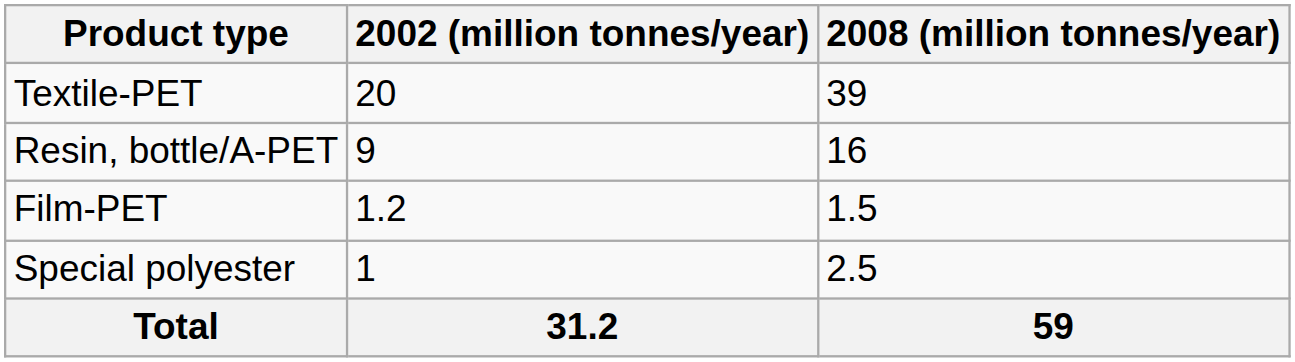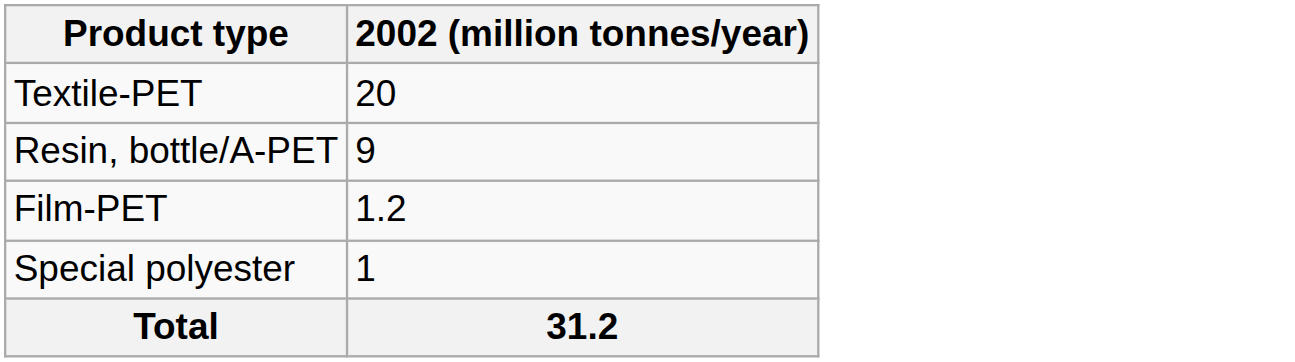- column: (1053, 33)
